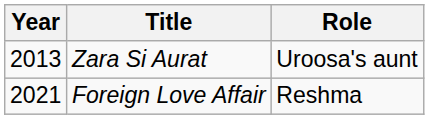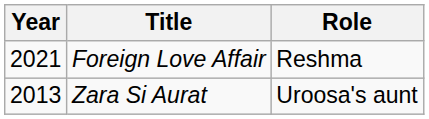rows swapped: (139, 59) <-> (169, 95)
